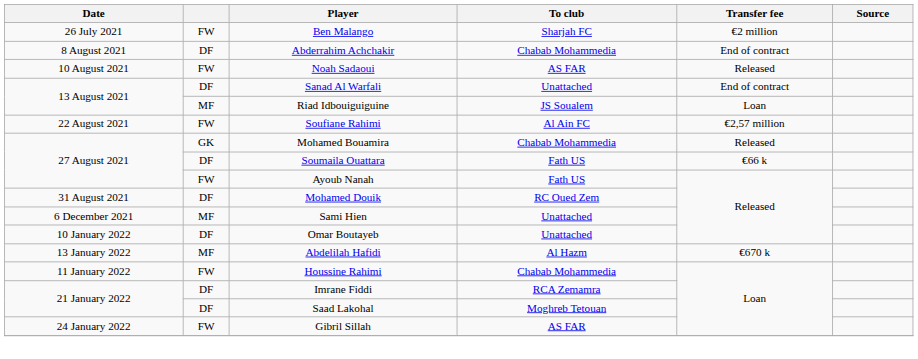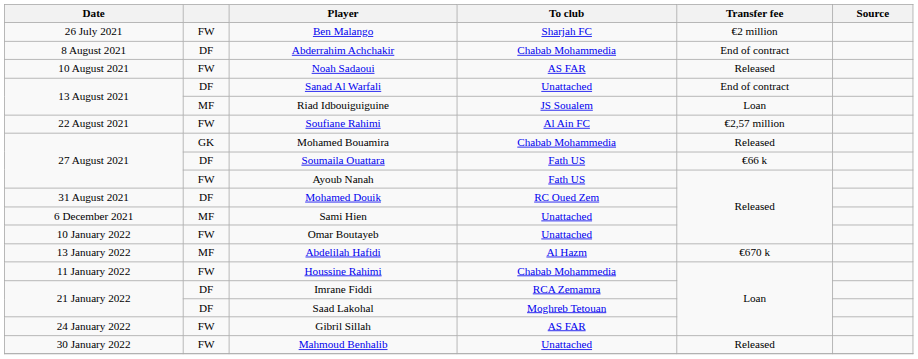(206, 234) DF -> (206, 234) FW
+ row: (343, 344)
